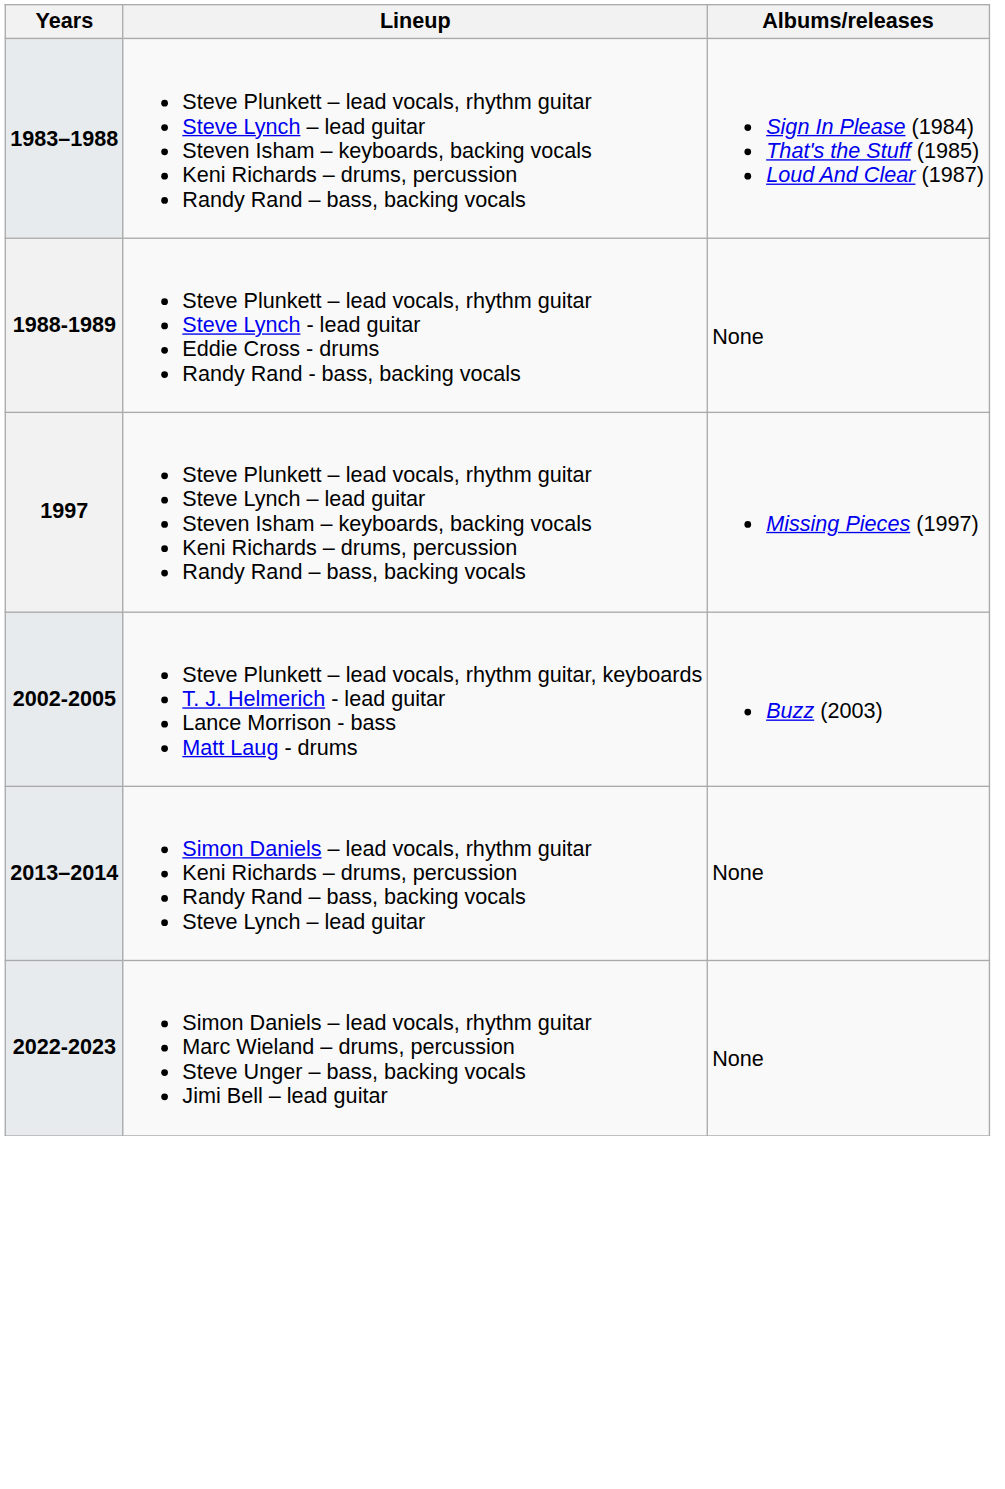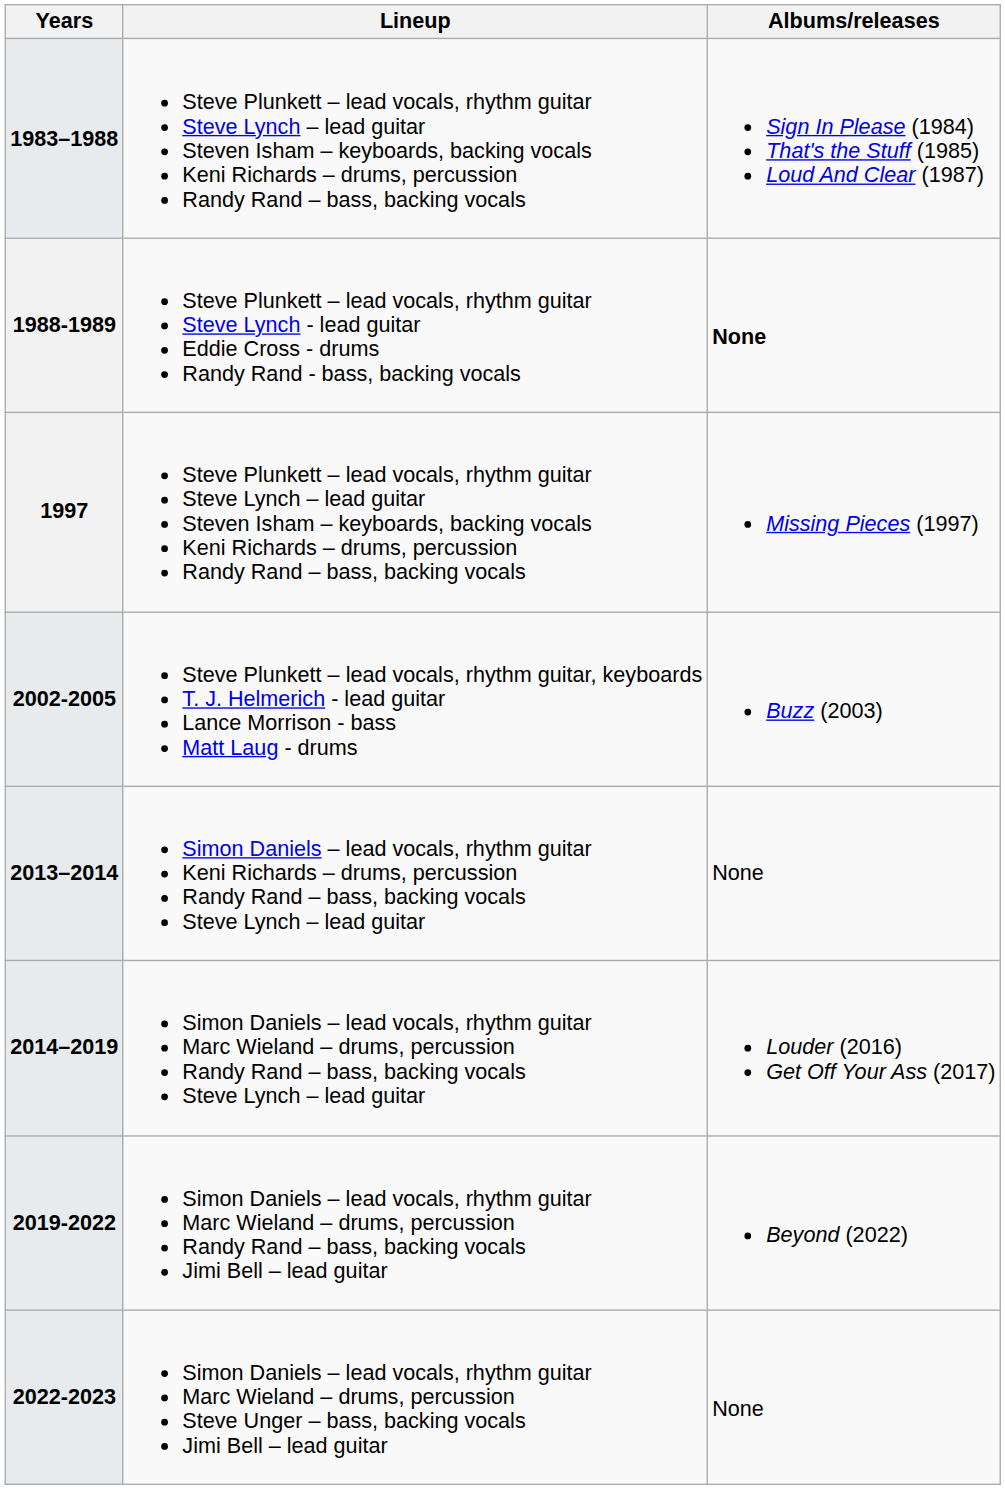(738, 337) normal -> (739, 337) bold
+ row: (64, 1047)
+ row: (64, 1222)
